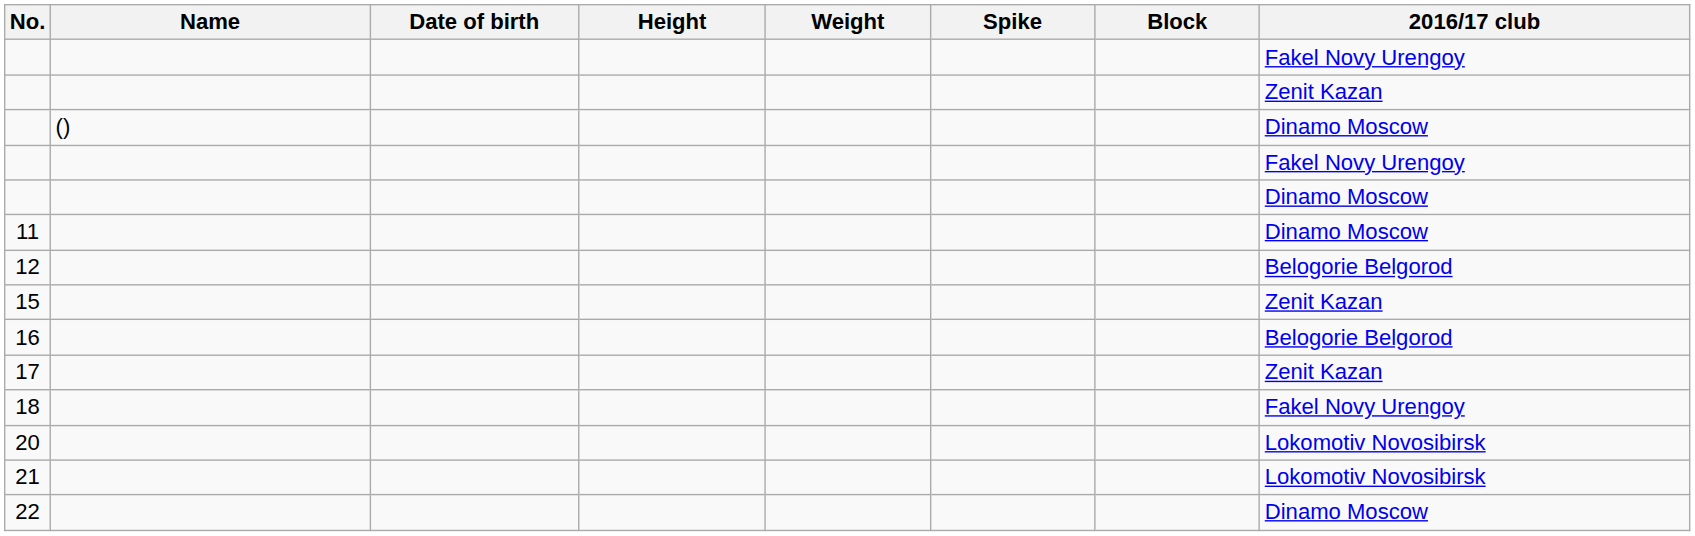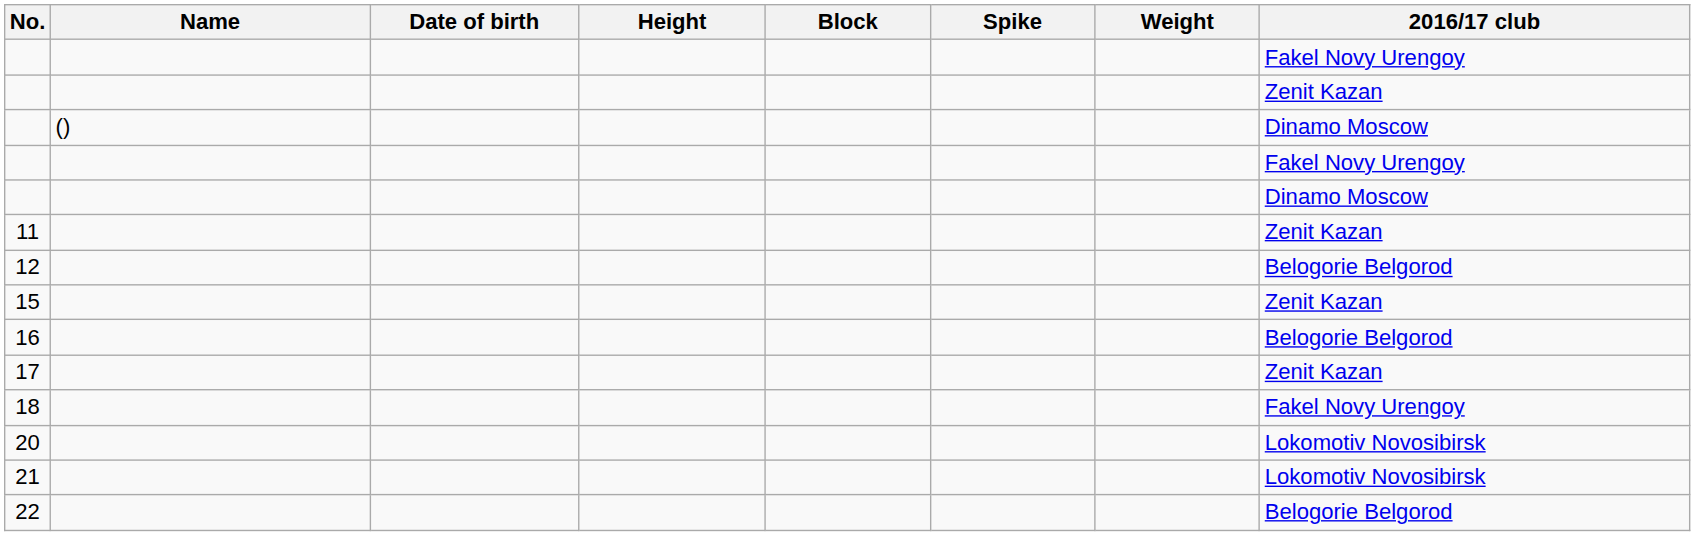columns swapped: (848, 22) <-> (1177, 22)
(1346, 232) Dinamo Moscow -> (1324, 232) Zenit Kazan
(1346, 512) Dinamo Moscow -> (1359, 512) Belogorie Belgorod
